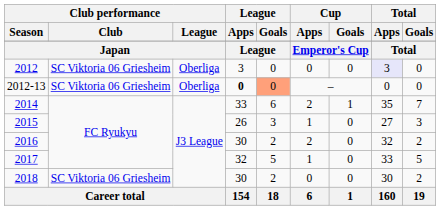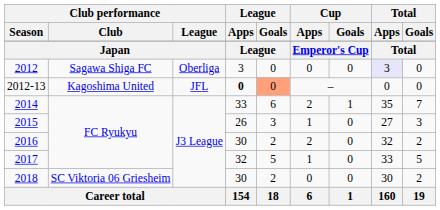(111, 68) SC Viktoria 06 Griesheim -> (111, 68) Sagawa Shiga FC
(111, 86) SC Viktoria 06 Griesheim -> (111, 86) Kagoshima United
(199, 86) Oberliga -> (199, 86) JFL
